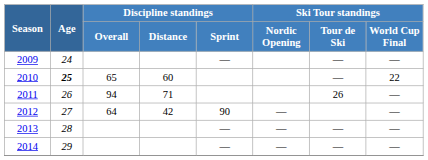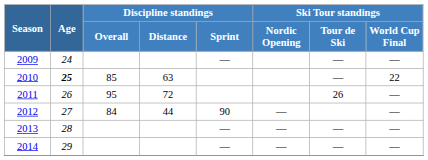(111, 77) 65 -> (111, 77) 85
(168, 77) 60 -> (168, 77) 63
(111, 94) 94 -> (111, 94) 95
(168, 94) 71 -> (168, 94) 72
(111, 112) 64 -> (111, 112) 84
(168, 112) 42 -> (168, 112) 44
